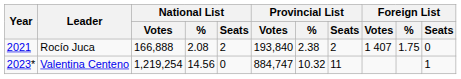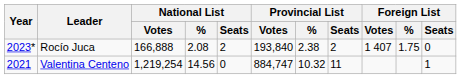(19, 47) 2021 -> (21, 47) 2023*
(21, 64) 2023* -> (19, 64) 2021
